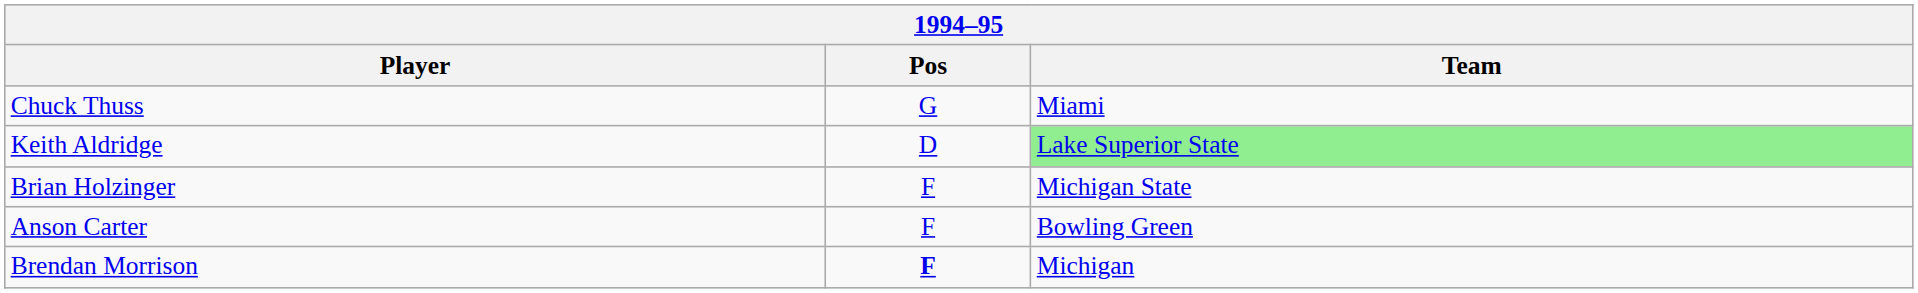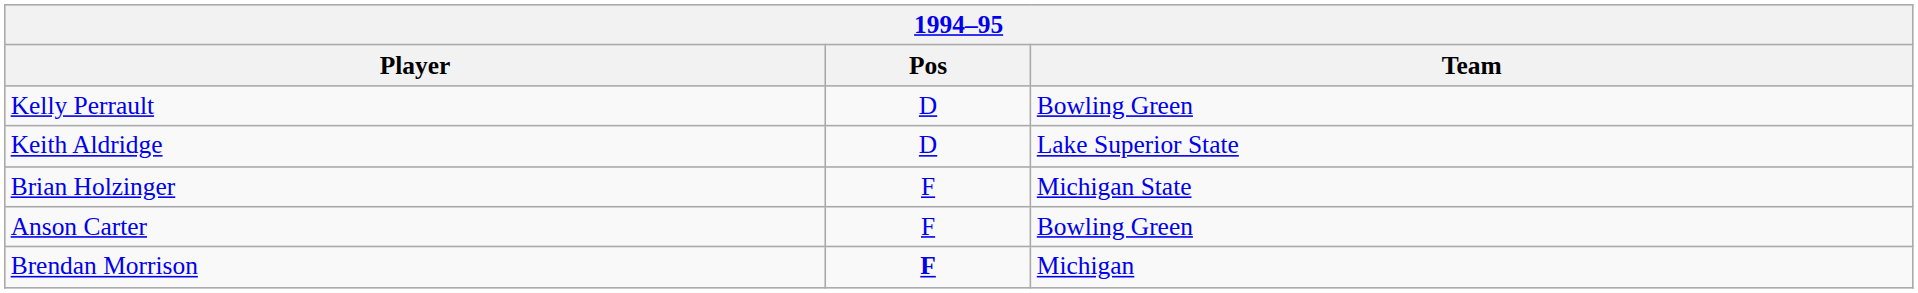- row: (77, 105)
+ row: (82, 105)
(1138, 145) lightgreen background -> (1138, 145) no background
